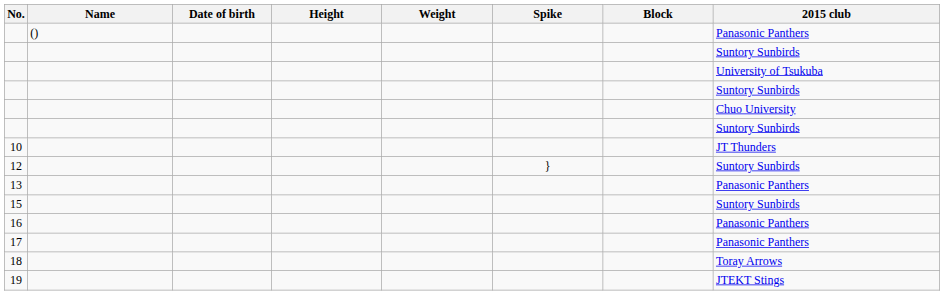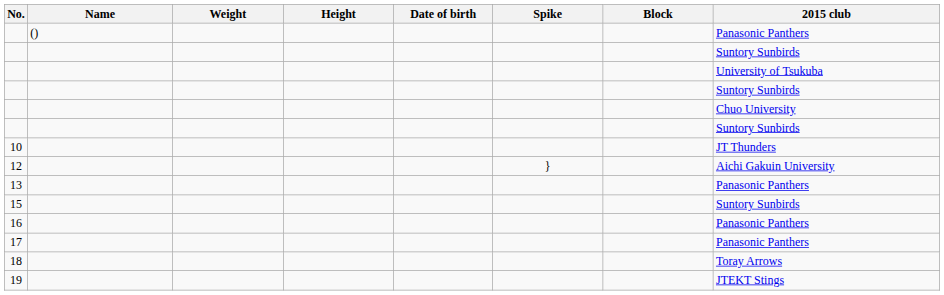columns swapped: (222, 14) <-> (437, 14)
(758, 166) Suntory Sunbirds -> (775, 166) Aichi Gakuin University
